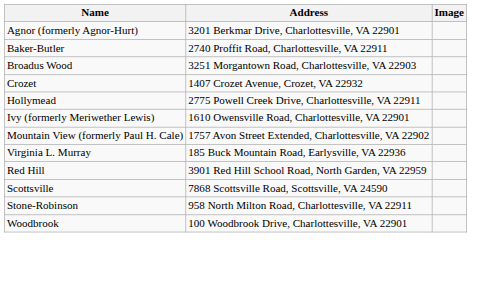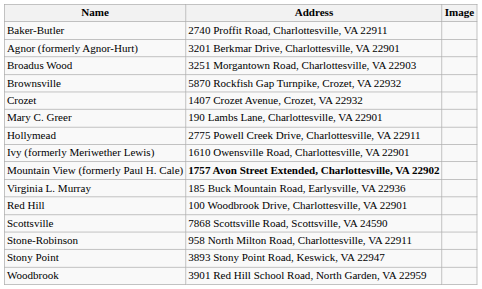rows swapped: (72, 30) <-> (36, 48)
+ row: (34, 83)
+ row: (39, 118)
(309, 135) normal -> (314, 170) bold
(307, 170) 3901 Red Hill School Road, North Garden, VA 22959 -> (298, 205) 100 Woodbrook Drive, Charlottesville, VA 22901
+ row: (33, 258)
(298, 223) 100 Woodbrook Drive, Charlottesville, VA 22901 -> (307, 275) 3901 Red Hill School Road, North Garden, VA 22959
